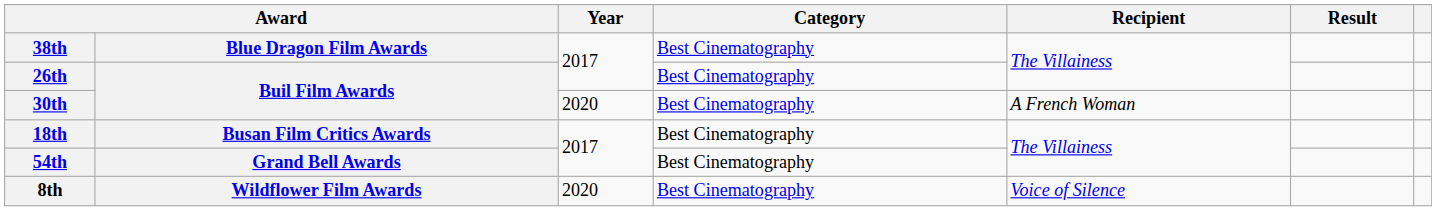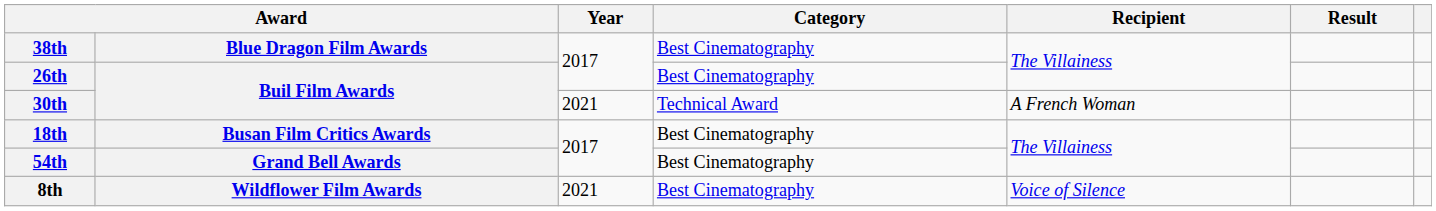(580, 104) 2020 -> (580, 104) 2021
(736, 104) Best Cinematography -> (717, 104) Technical Award
(580, 190) 2020 -> (580, 190) 2021
